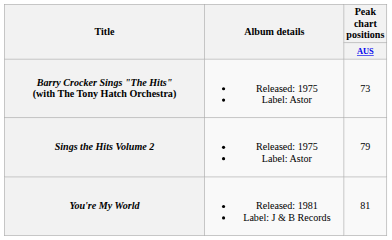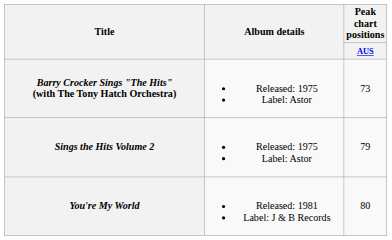(365, 206) 81 -> (365, 206) 80
